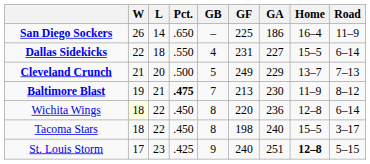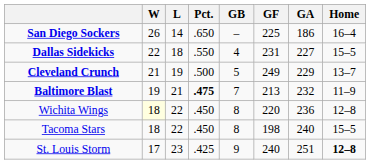- column: (348, 14)
(159, 72) 20 -> (177, 72) 19
(275, 91) 230 -> (306, 91) 232
